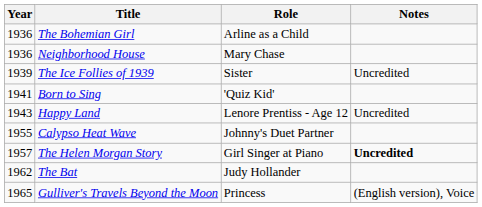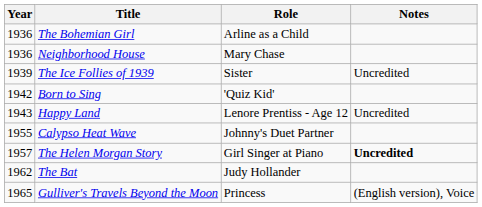(20, 93) 1941 -> (20, 93) 1942
